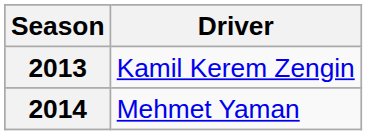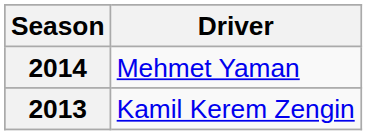rows swapped: (58, 67) <-> (58, 109)
